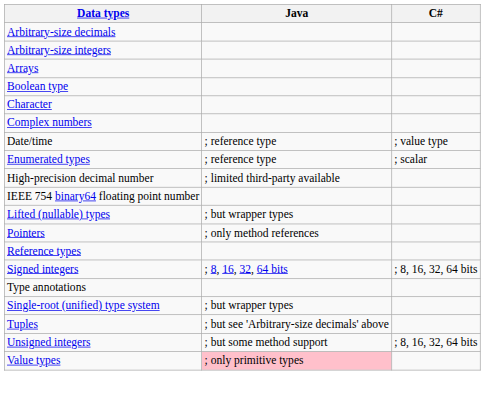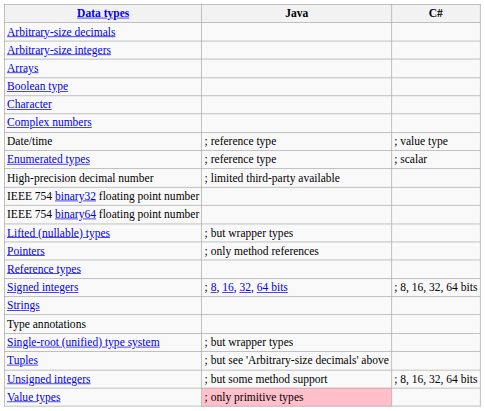+ row: (103, 196)
+ row: (23, 305)
